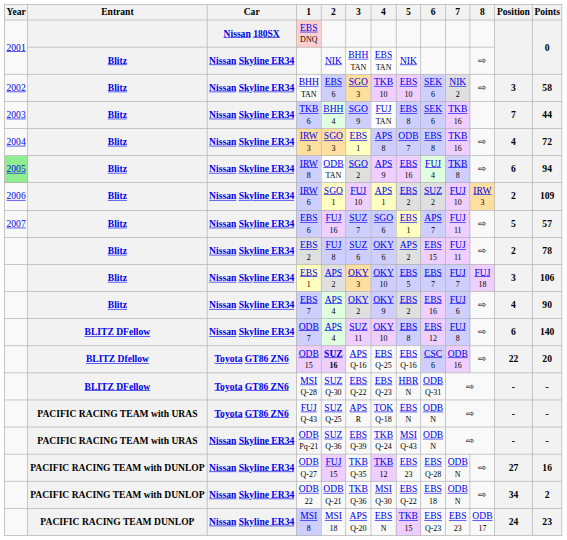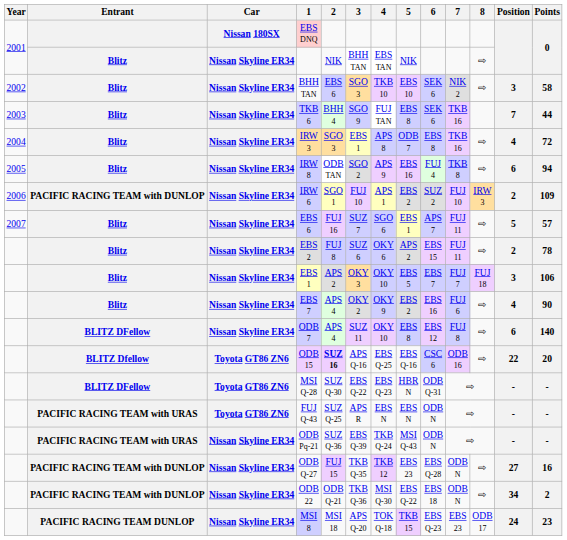(16, 169) lightgreen background -> (16, 169) no background
(117, 196) Blitz -> (117, 196) PACIFIC RACING TEAM with DUNLOP
(384, 413) TOK Q-18 -> (384, 413) EBS N
(384, 522) EBS N -> (384, 522) TOK Q-18
